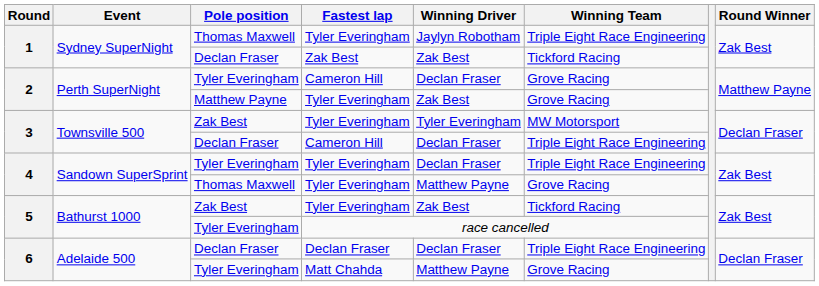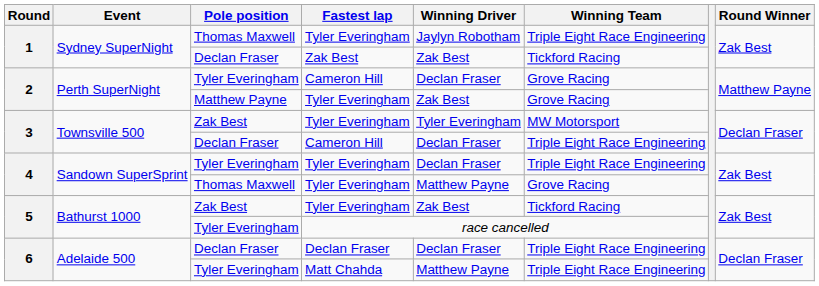(568, 269) Grove Racing -> (616, 269) Triple Eight Race Engineering
